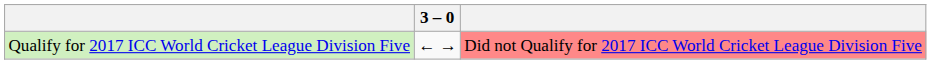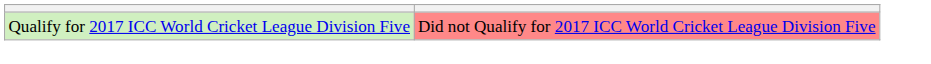- column: (437, 18)
